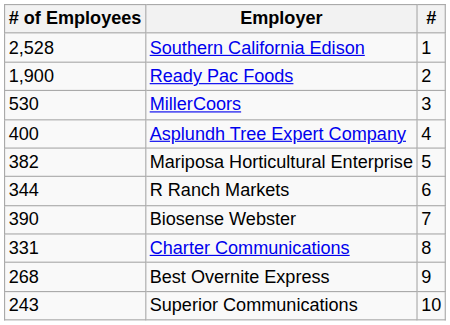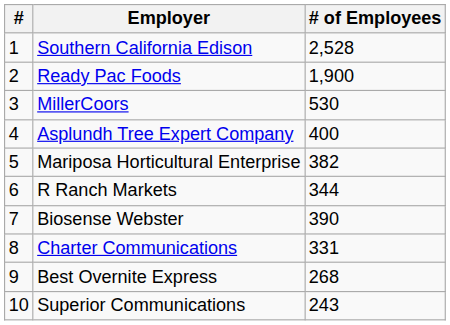columns swapped: (431, 18) <-> (75, 18)
